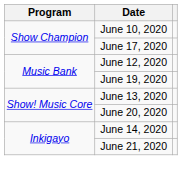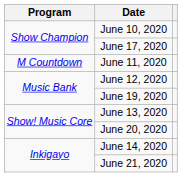+ row: (134, 63)
